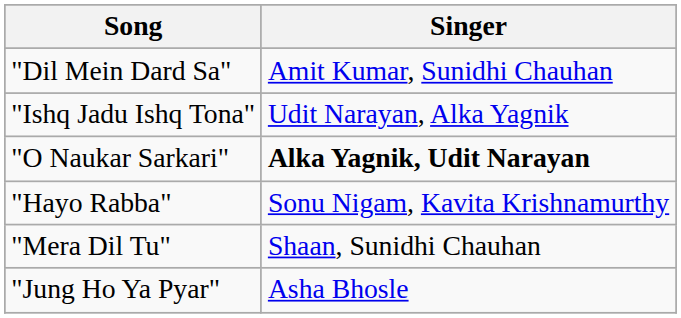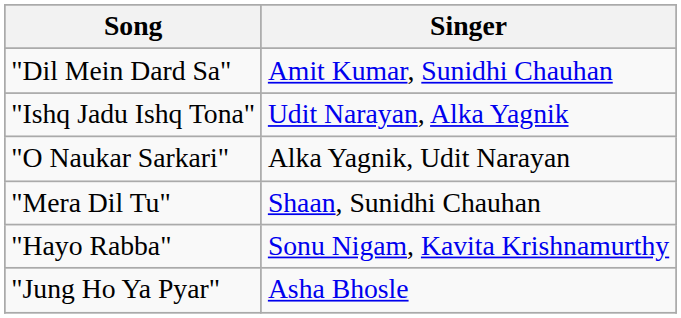(429, 158) bold -> (419, 158) normal
rows swapped: (91, 245) <-> (91, 202)
